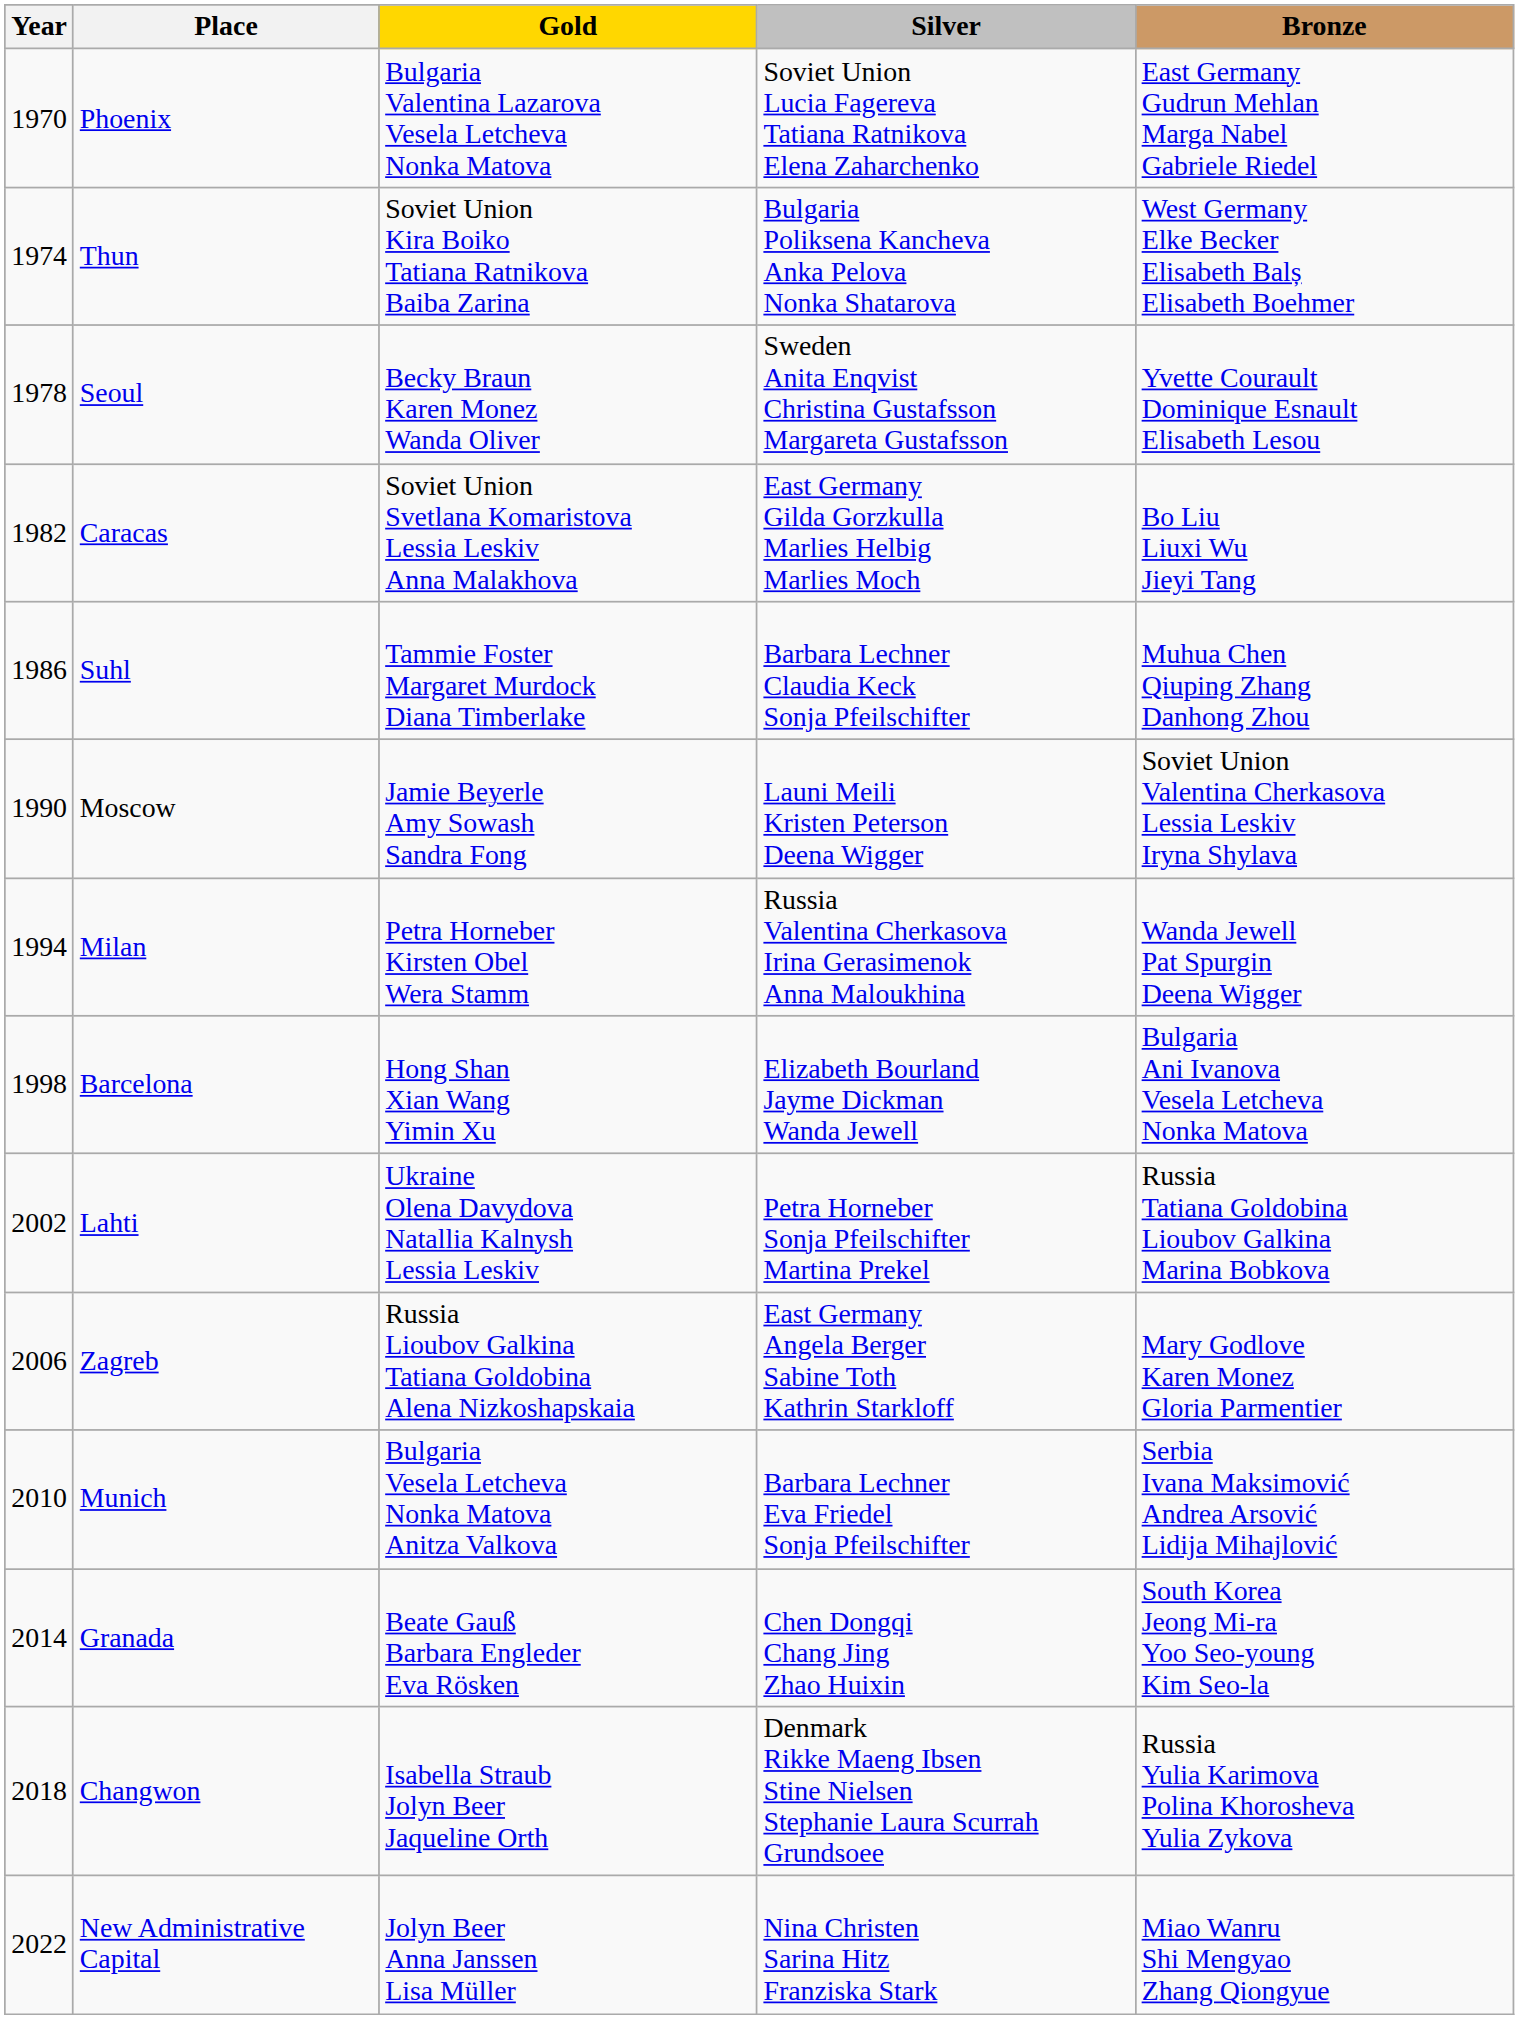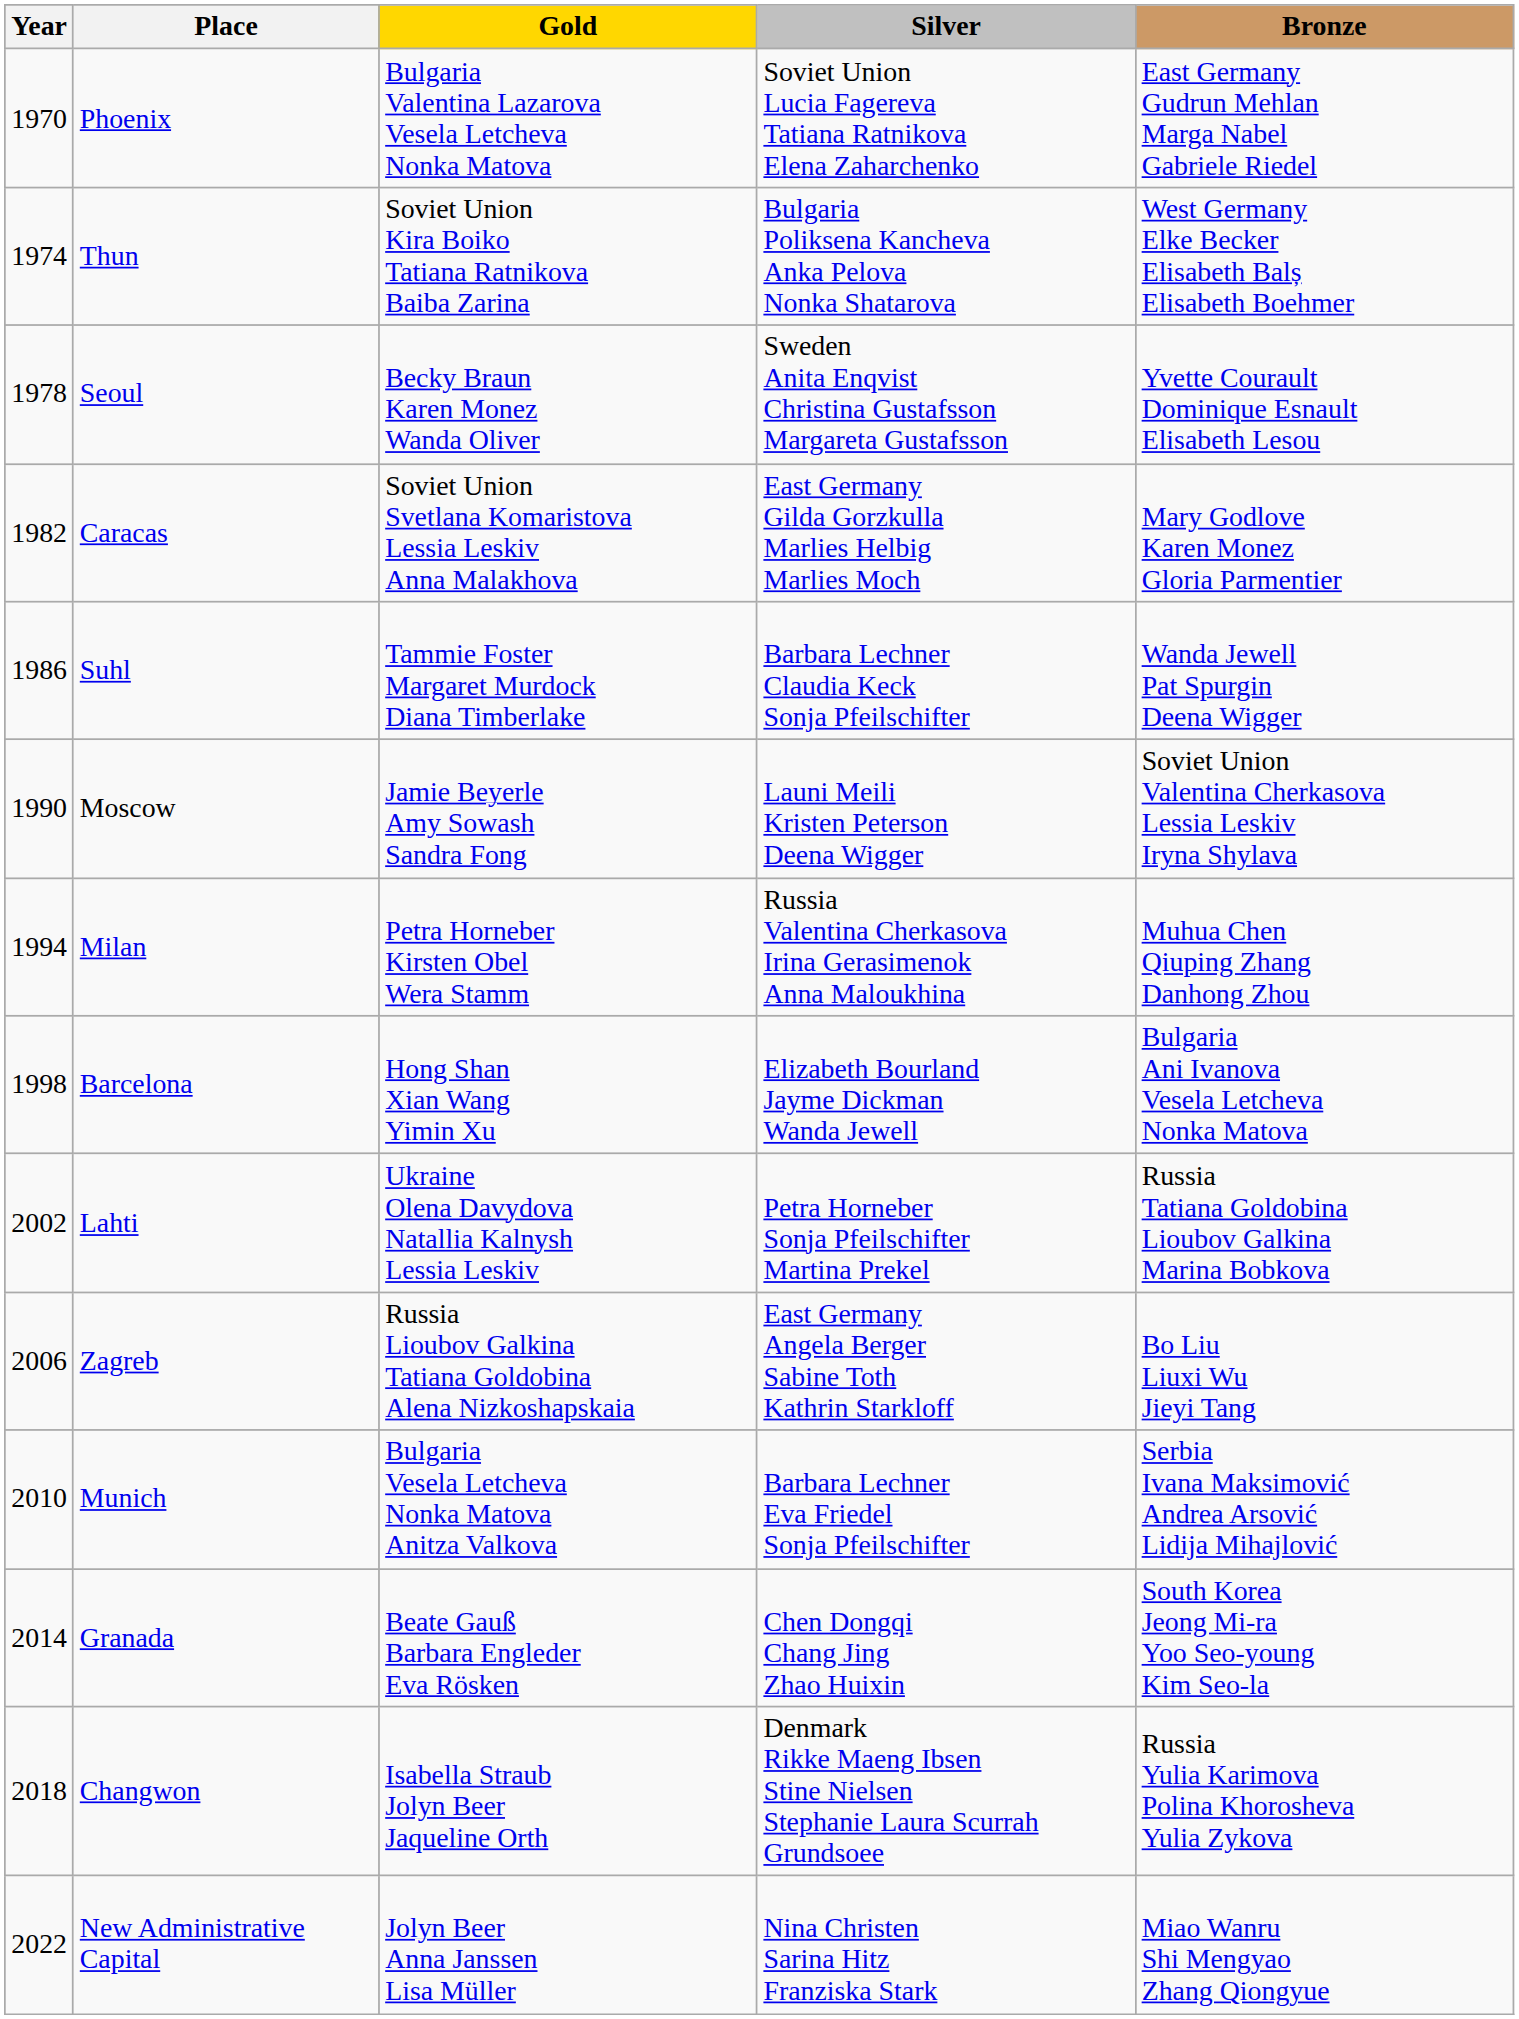(1199, 547) Bo Liu Liuxi Wu Jieyi Tang -> (1242, 547) Mary Godlove Karen Monez Gloria Parmentier
(1226, 685) Muhua Chen Qiuping Zhang Danhong Zhou -> (1222, 685) Wanda Jewell Pat Spurgin Deena Wigger
(1222, 962) Wanda Jewell Pat Spurgin Deena Wigger -> (1226, 962) Muhua Chen Qiuping Zhang Danhong Zhou
(1242, 1376) Mary Godlove Karen Monez Gloria Parmentier -> (1199, 1376) Bo Liu Liuxi Wu Jieyi Tang
